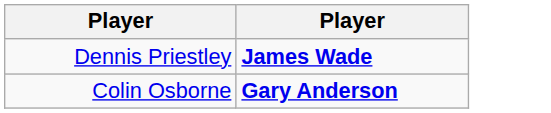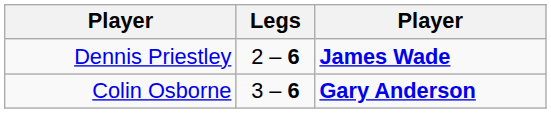+ column: (275, 21)
